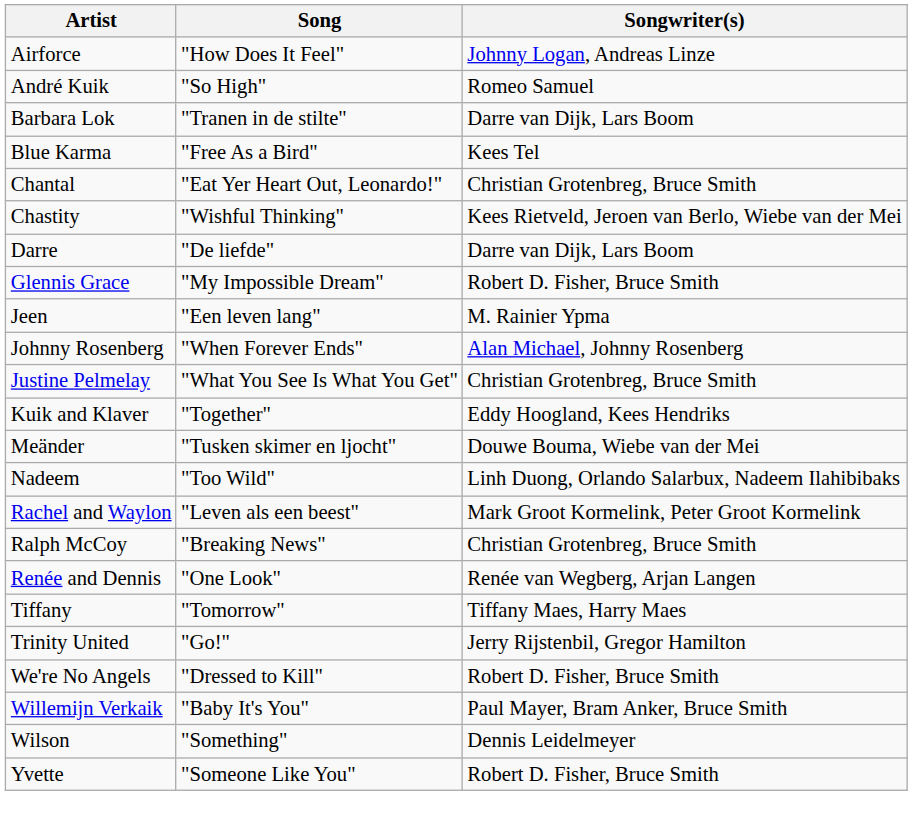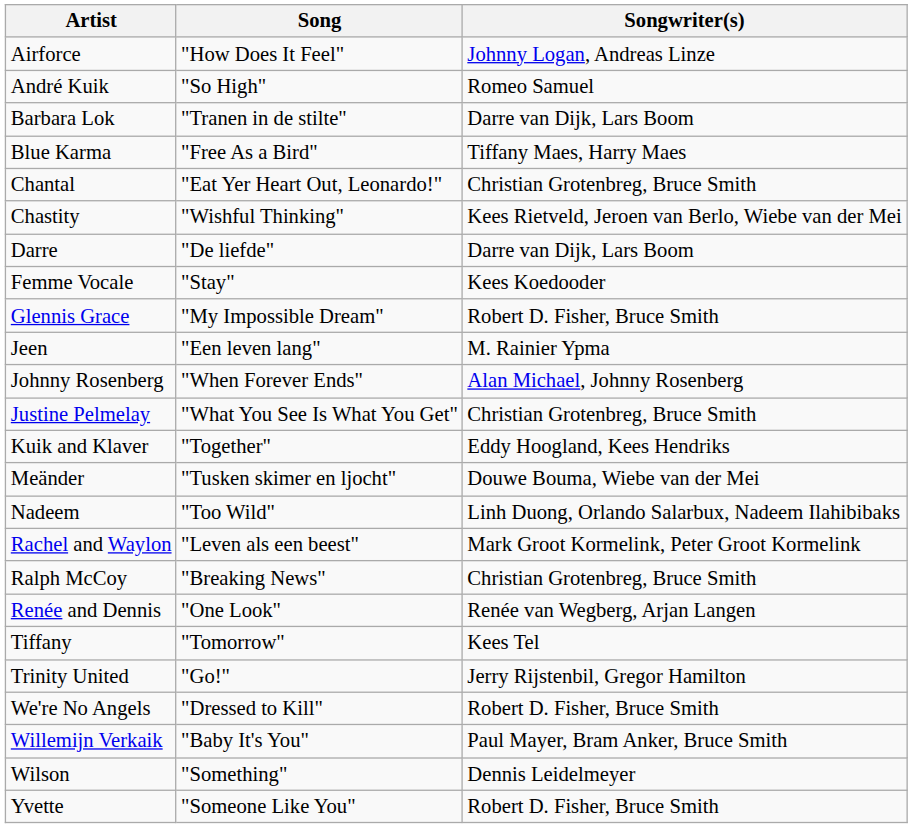(503, 151) Kees Tel -> (577, 151) Tiffany Maes, Harry Maes
+ row: (72, 282)
(577, 610) Tiffany Maes, Harry Maes -> (503, 642) Kees Tel
